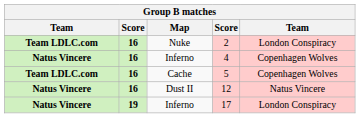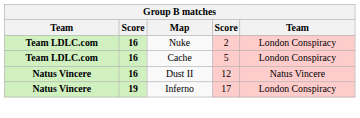- row: (226, 58)
(297, 74) Copenhagen Wolves -> (297, 58) London Conspiracy
